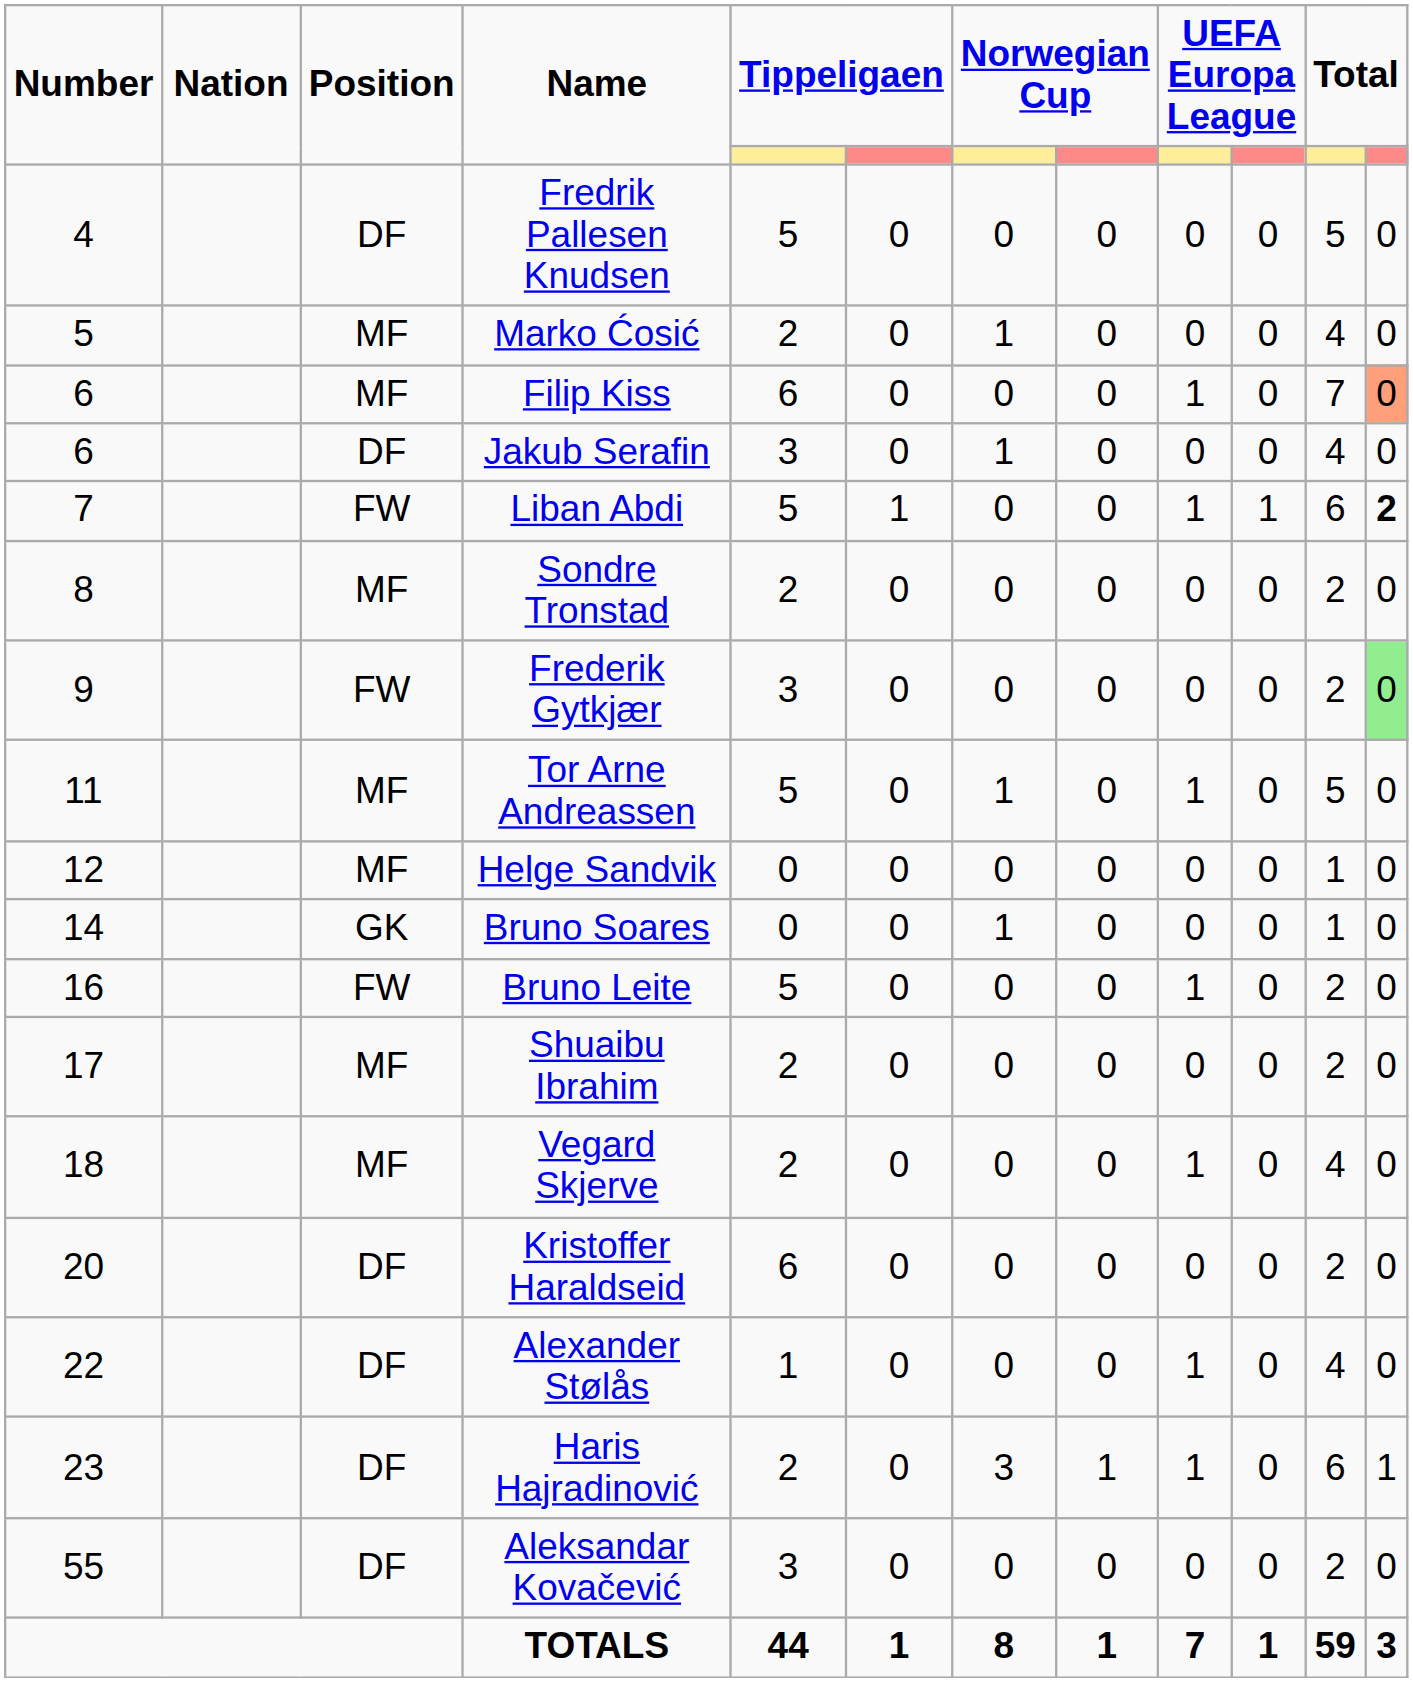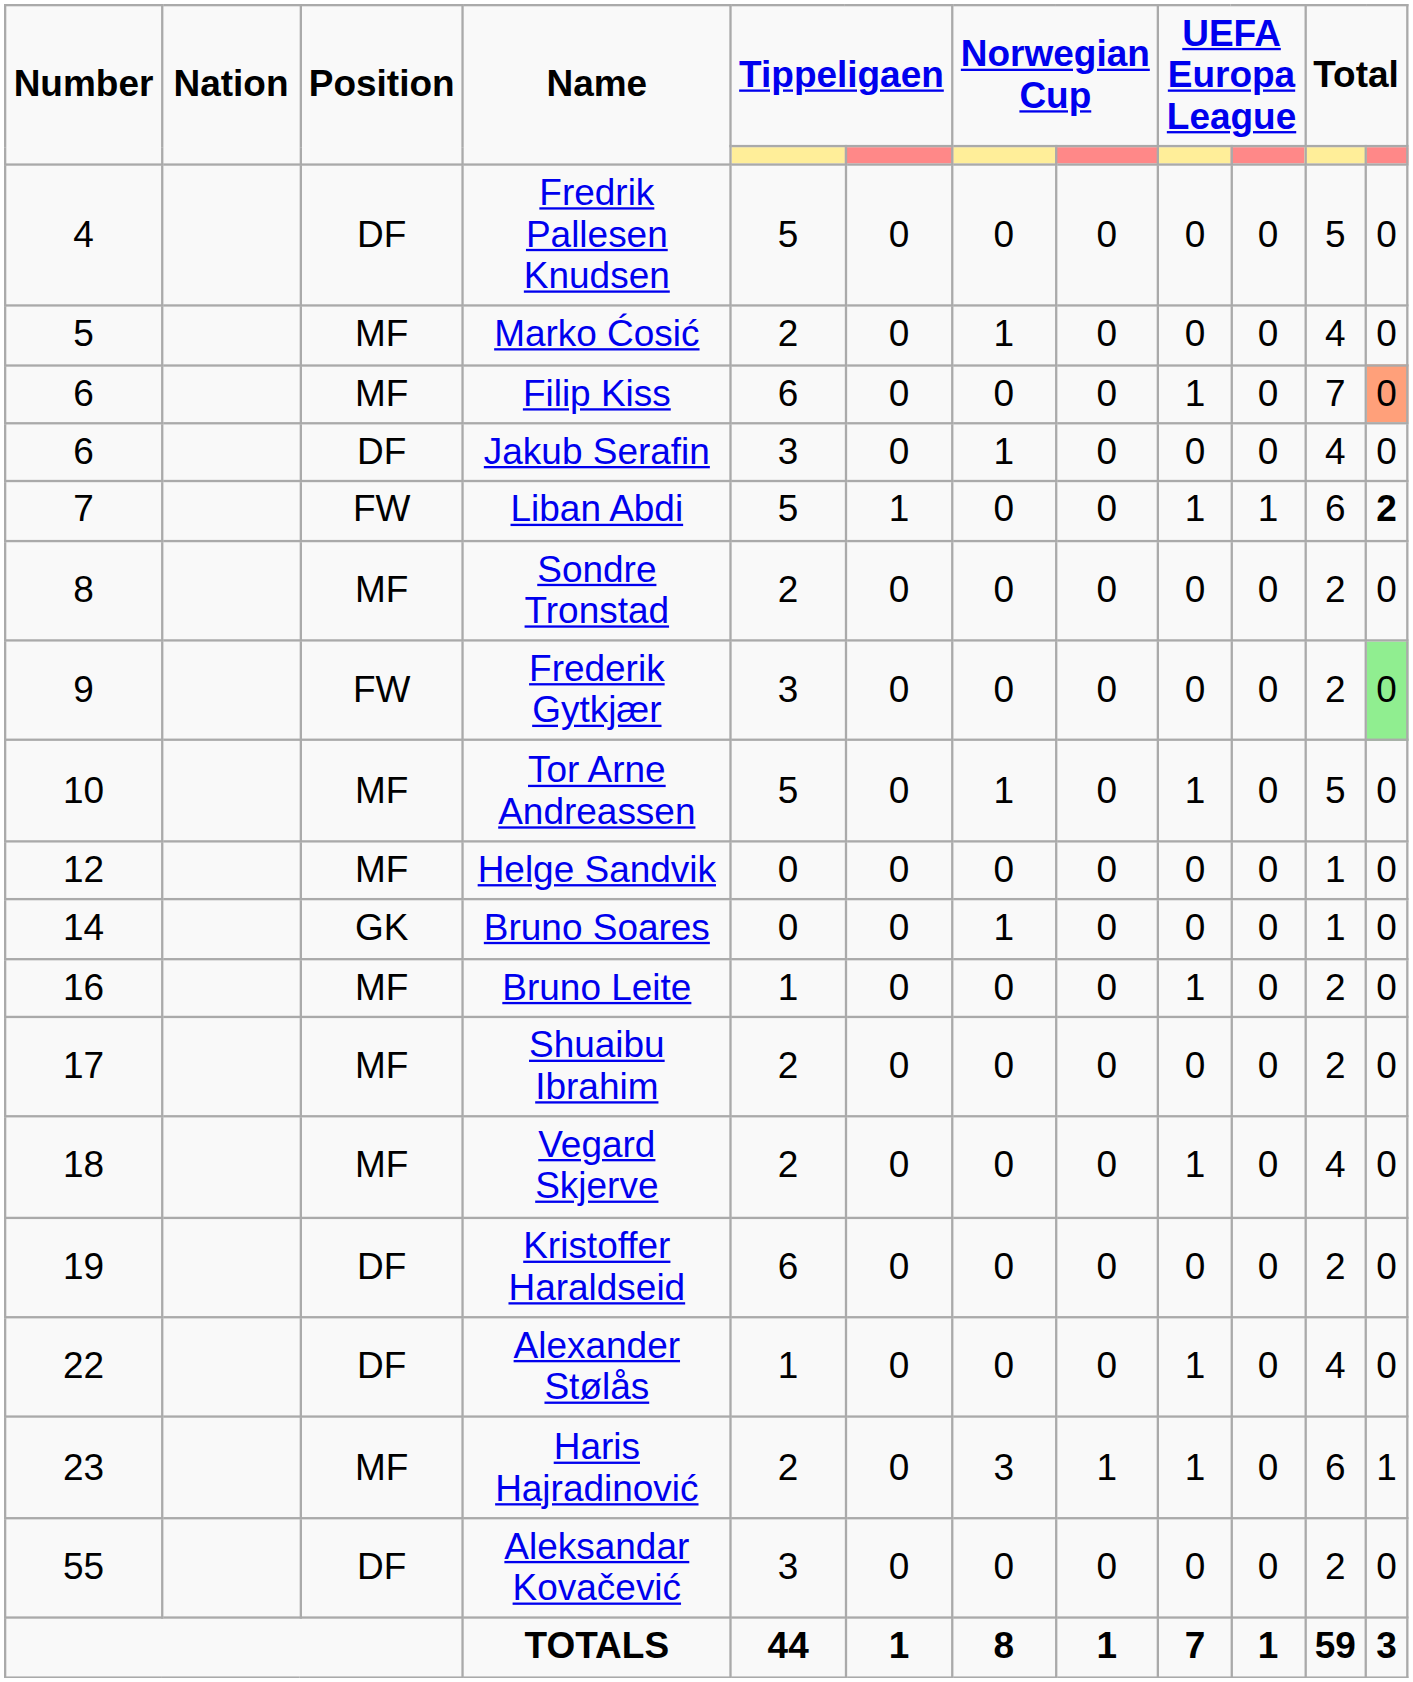(83, 790) 11 -> (83, 790) 10
(382, 986) FW -> (382, 986) MF
(788, 986) 5 -> (788, 986) 1
(83, 1266) 20 -> (83, 1266) 19
(382, 1466) DF -> (382, 1466) MF
